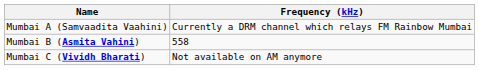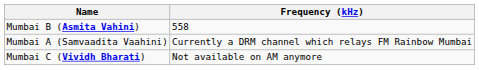rows swapped: (87, 27) <-> (73, 42)
